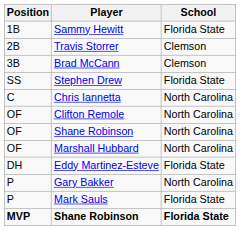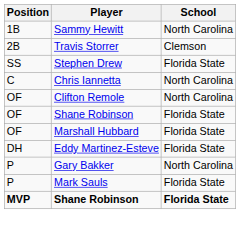(194, 30) Florida State -> (198, 30) North Carolina
- row: (13, 64)
(198, 132) North Carolina -> (194, 115) Florida State
(198, 149) North Carolina -> (194, 132) Florida State
